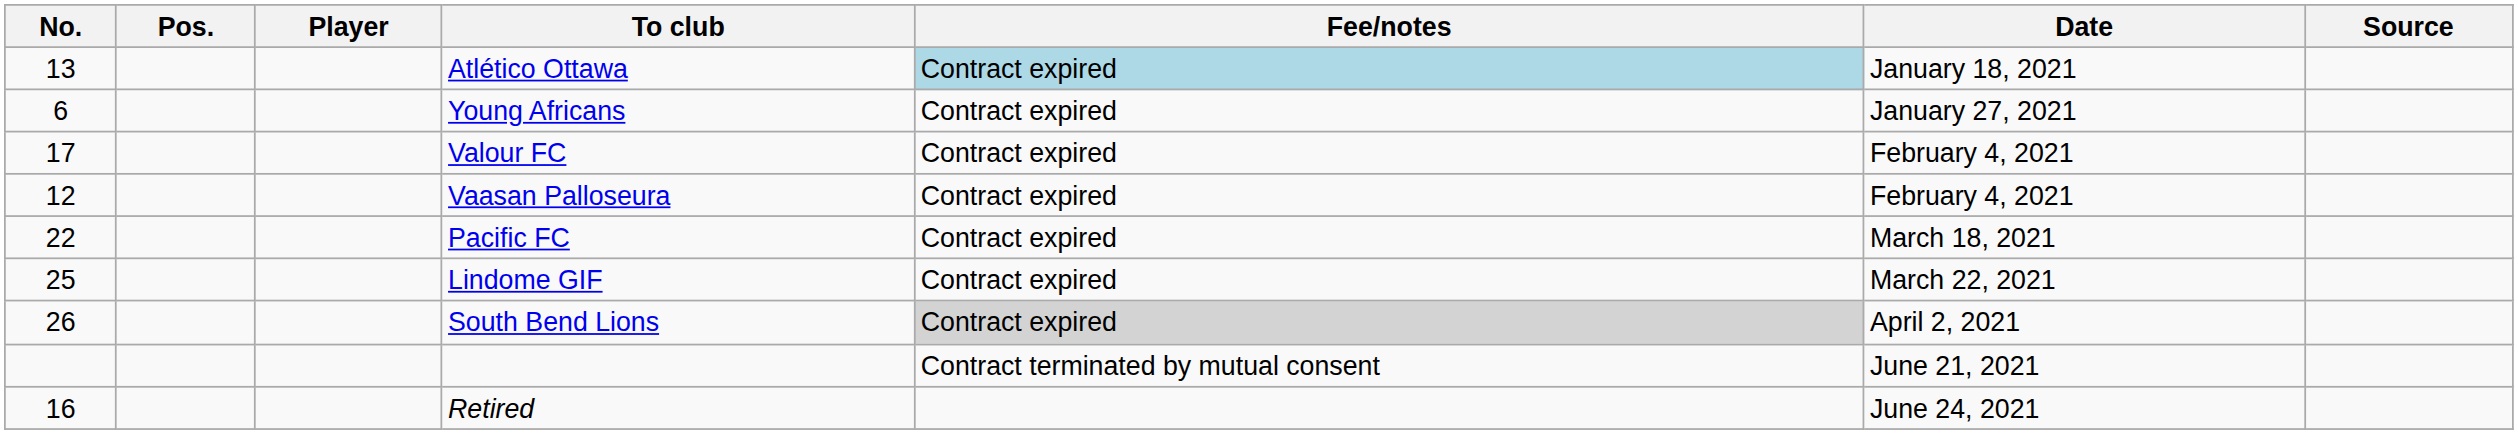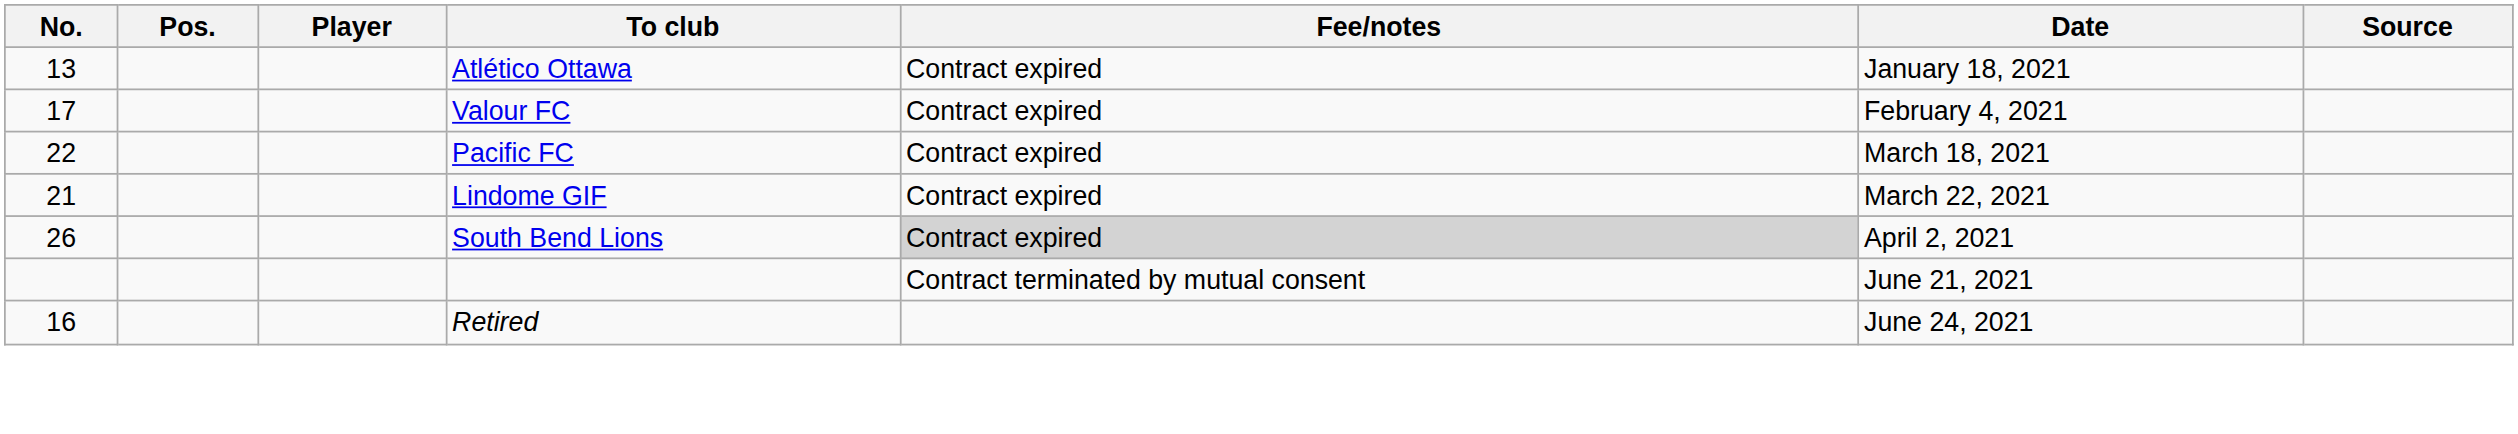(1019, 69) lightblue background -> (1004, 69) no background
- row: (537, 111)
- row: (559, 196)
(61, 280) 25 -> (61, 196) 21
